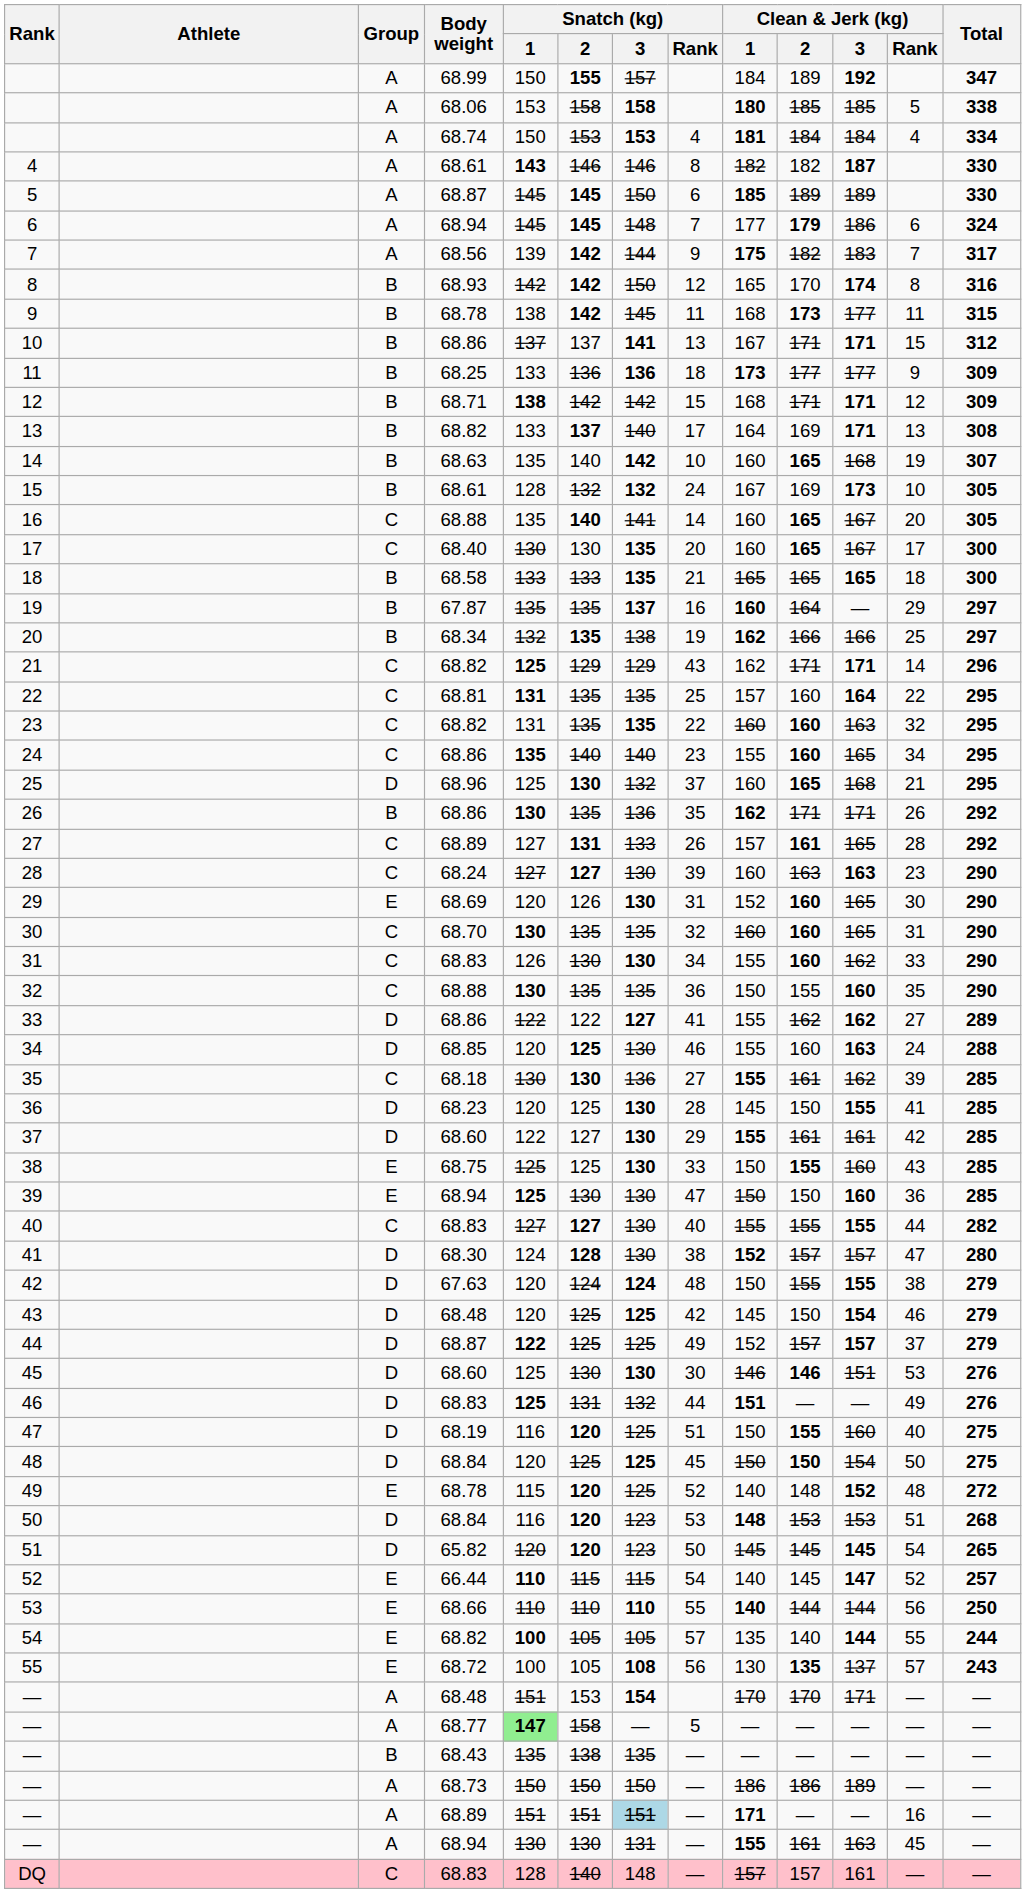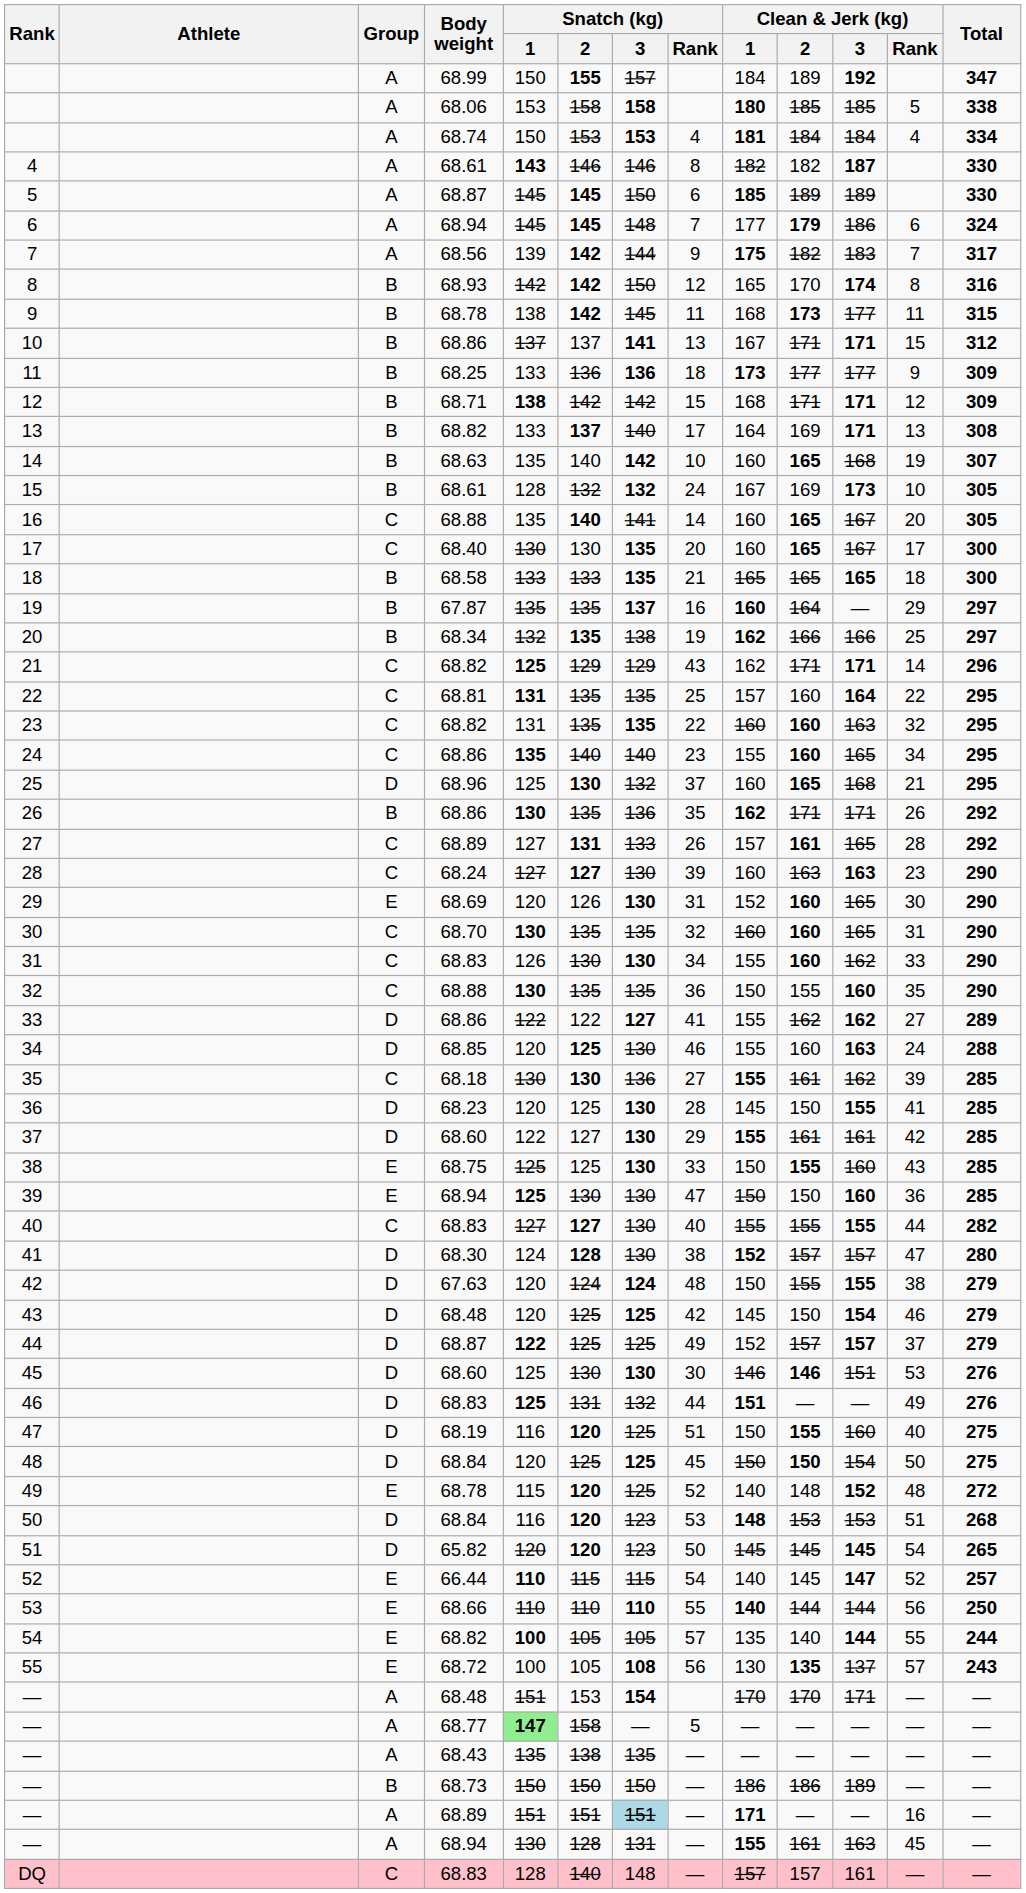(391, 1755) B -> (391, 1755) A
(391, 1785) A -> (391, 1785) B
(585, 1844) 130 -> (585, 1844) 128
